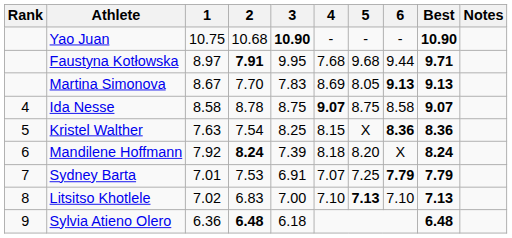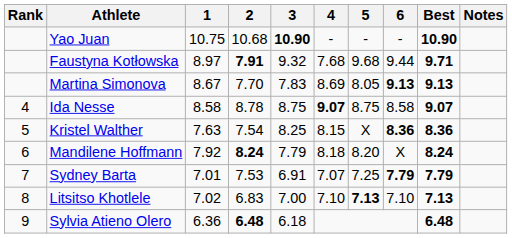(292, 61) 9.95 -> (292, 61) 9.32
(292, 152) 7.39 -> (292, 152) 7.79
